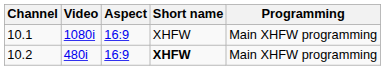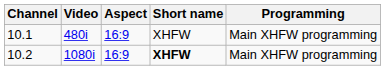(79, 34) 1080i -> (76, 34) 480i
(76, 55) 480i -> (79, 55) 1080i
